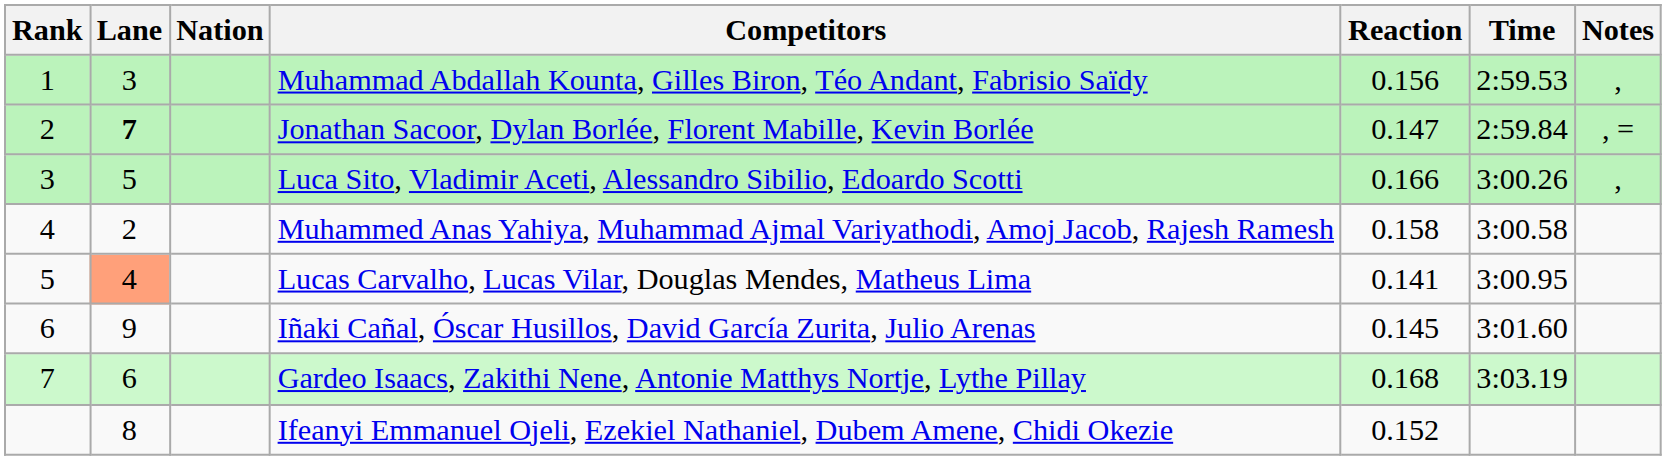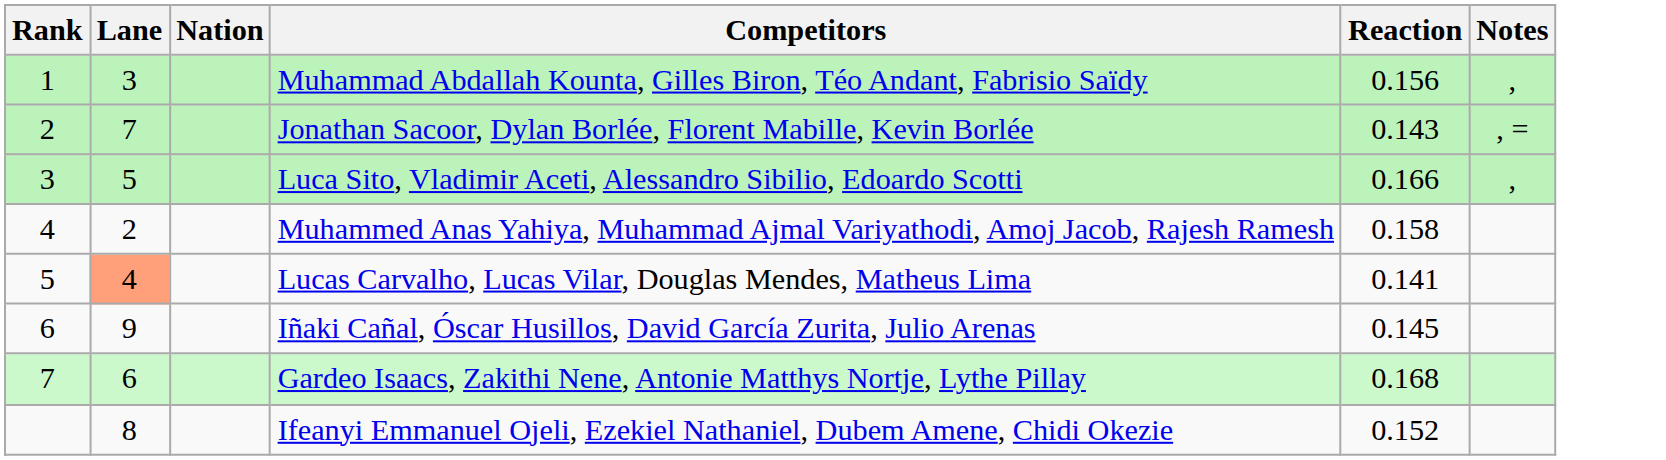- column: (1522, 29)
(129, 129) bold -> (129, 129) normal
(1405, 129) 0.147 -> (1405, 129) 0.143
